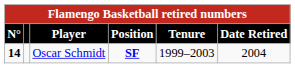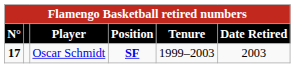(14, 53) 14 -> (14, 53) 17
(254, 53) 2004 -> (254, 53) 2003
